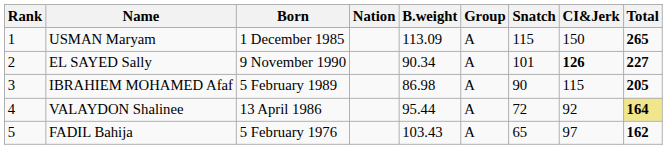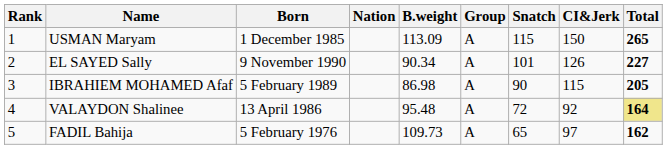(574, 62) bold -> (574, 62) normal
(419, 109) 95.44 -> (419, 109) 95.48
(422, 132) 103.43 -> (422, 132) 109.73
